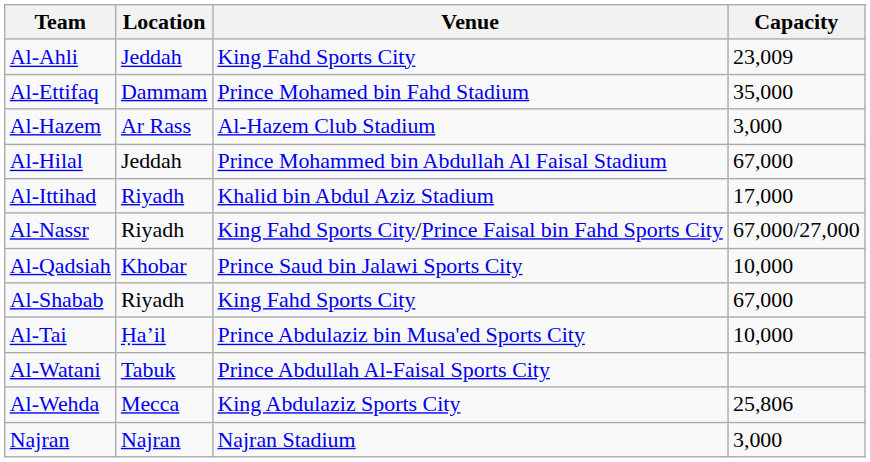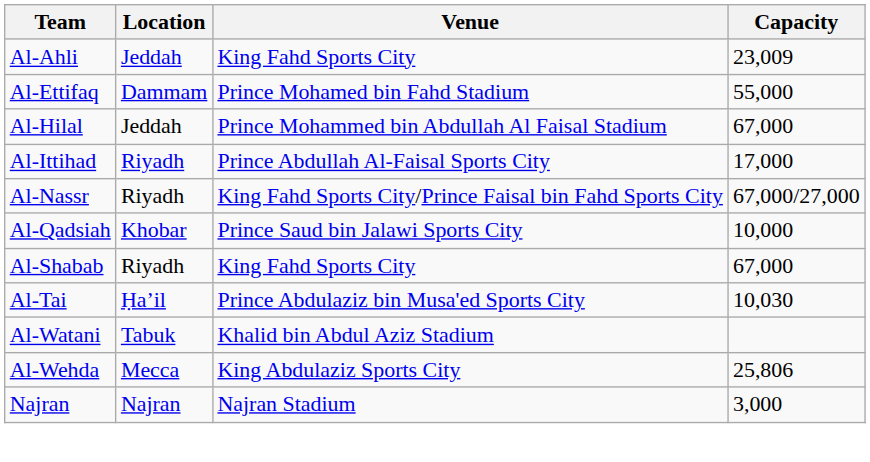(763, 91) 35,000 -> (763, 91) 55,000
- row: (55, 126)
(356, 195) Khalid bin Abdul Aziz Stadium -> (384, 160) Prince Abdullah Al-Faisal Sports City
(763, 334) 10,000 -> (763, 299) 10,030
(384, 369) Prince Abdullah Al-Faisal Sports City -> (356, 334) Khalid bin Abdul Aziz Stadium
